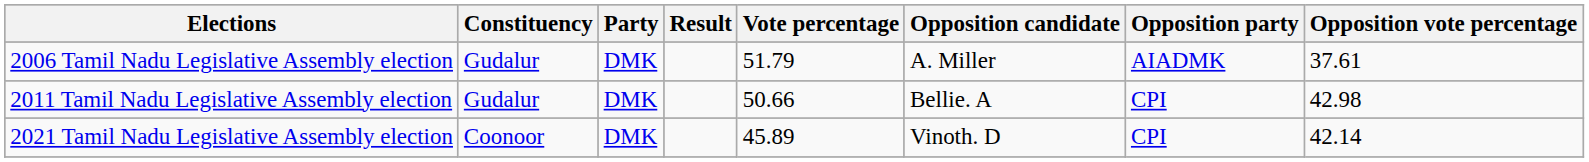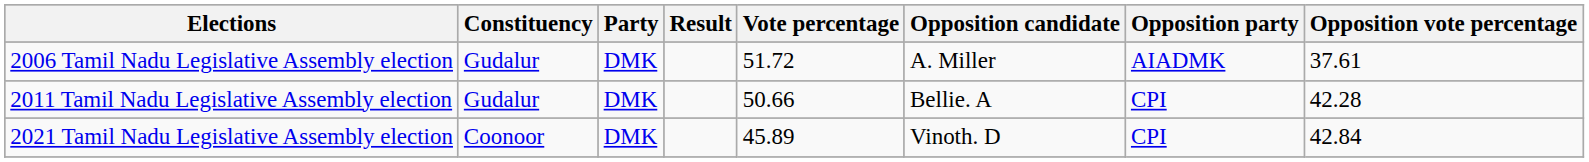(769, 60) 51.79 -> (769, 60) 51.72
(1336, 98) 42.98 -> (1336, 98) 42.28
(1336, 136) 42.14 -> (1336, 136) 42.84
